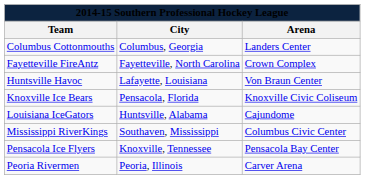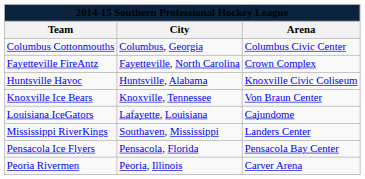(278, 47) Landers Center -> (295, 47) Columbus Civic Center
(163, 81) Lafayette, Louisiana -> (163, 81) Huntsville, Alabama
(283, 81) Von Braun Center -> (301, 81) Knoxville Civic Coliseum
(159, 98) Pensacola, Florida -> (165, 98) Knoxville, Tennessee
(301, 98) Knoxville Civic Coliseum -> (283, 98) Von Braun Center
(163, 115) Huntsville, Alabama -> (163, 115) Lafayette, Louisiana
(295, 132) Columbus Civic Center -> (278, 132) Landers Center
(165, 149) Knoxville, Tennessee -> (159, 149) Pensacola, Florida
